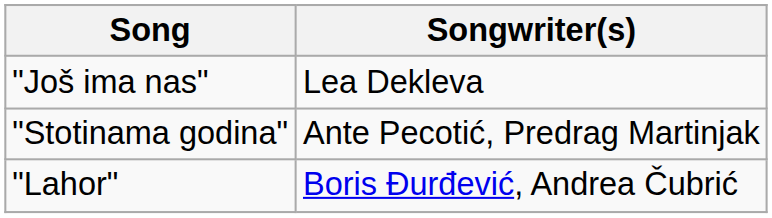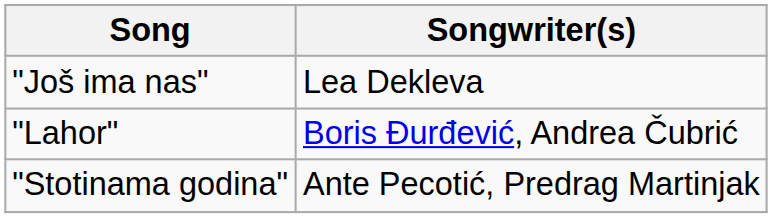rows swapped: (65, 184) <-> (150, 133)
